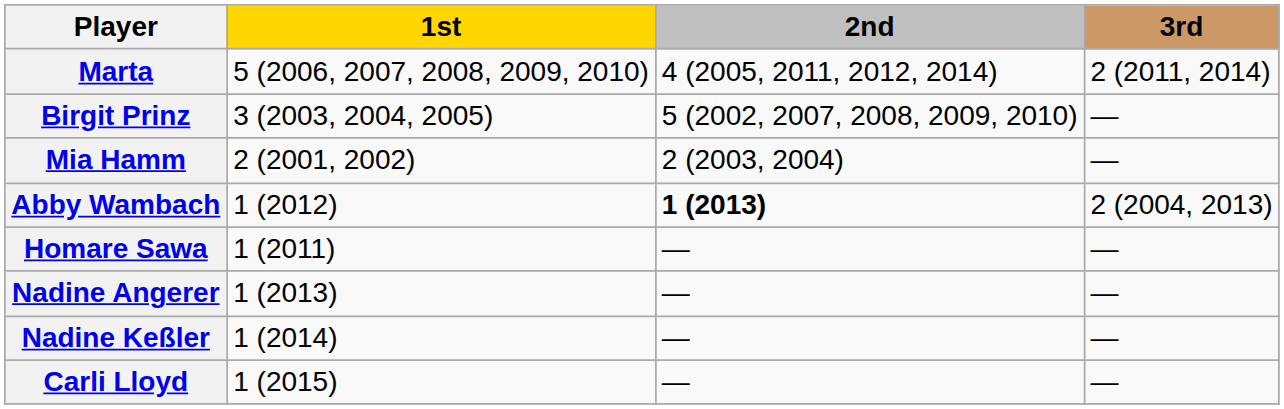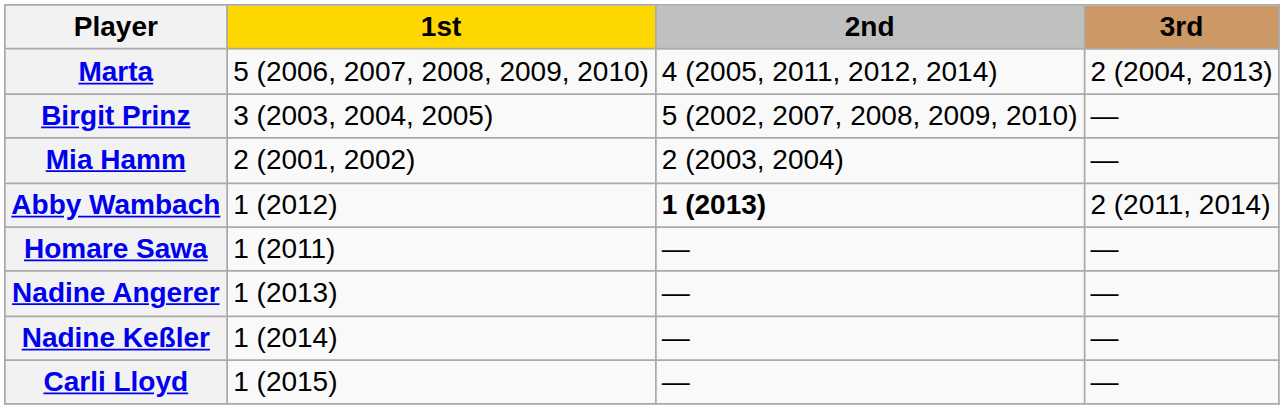(1180, 71) 2 (2011, 2014) -> (1181, 71) 2 (2004, 2013)
(1181, 204) 2 (2004, 2013) -> (1180, 204) 2 (2011, 2014)
